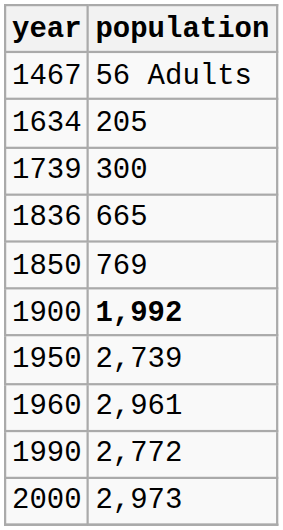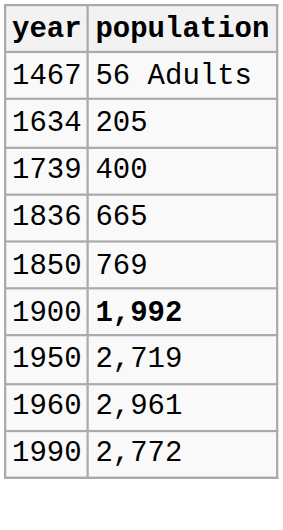(122, 170) 300 -> (122, 170) 400
(139, 359) 2,739 -> (139, 359) 2,719
- row: (47, 501)
